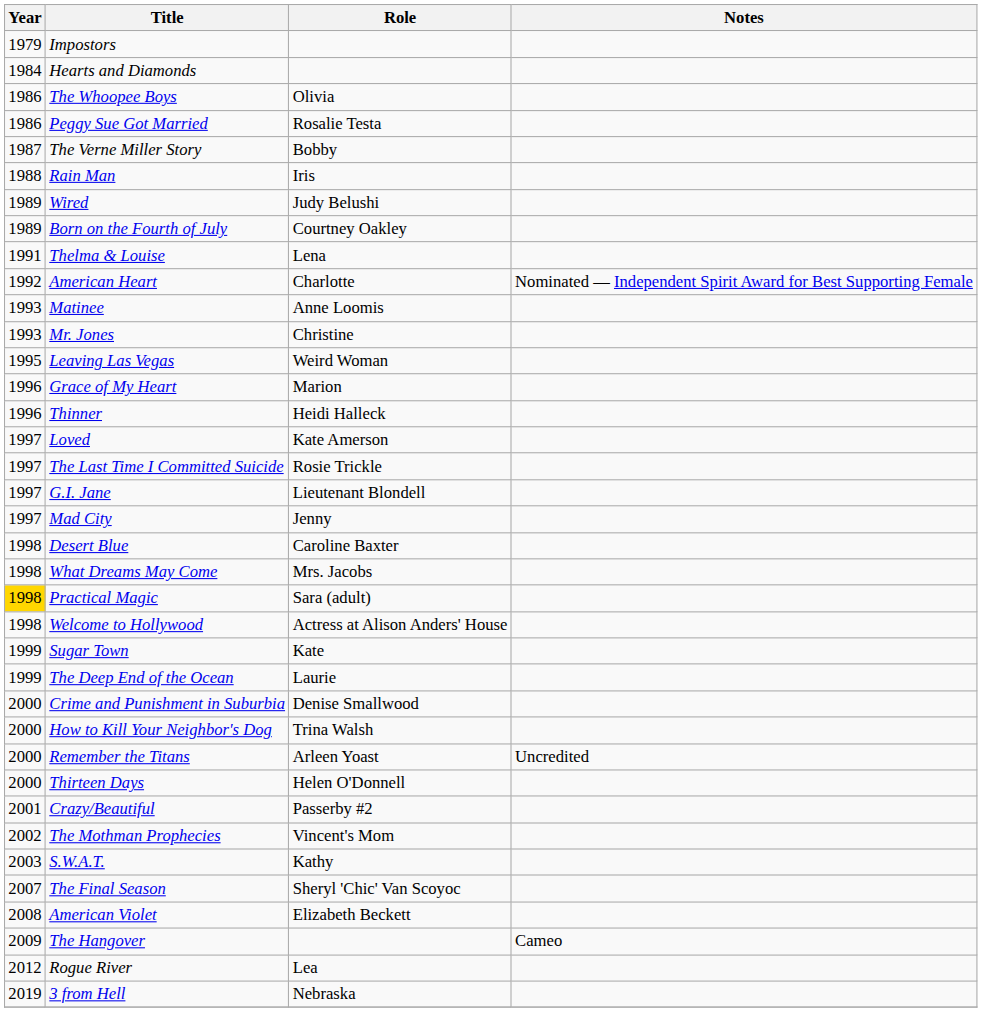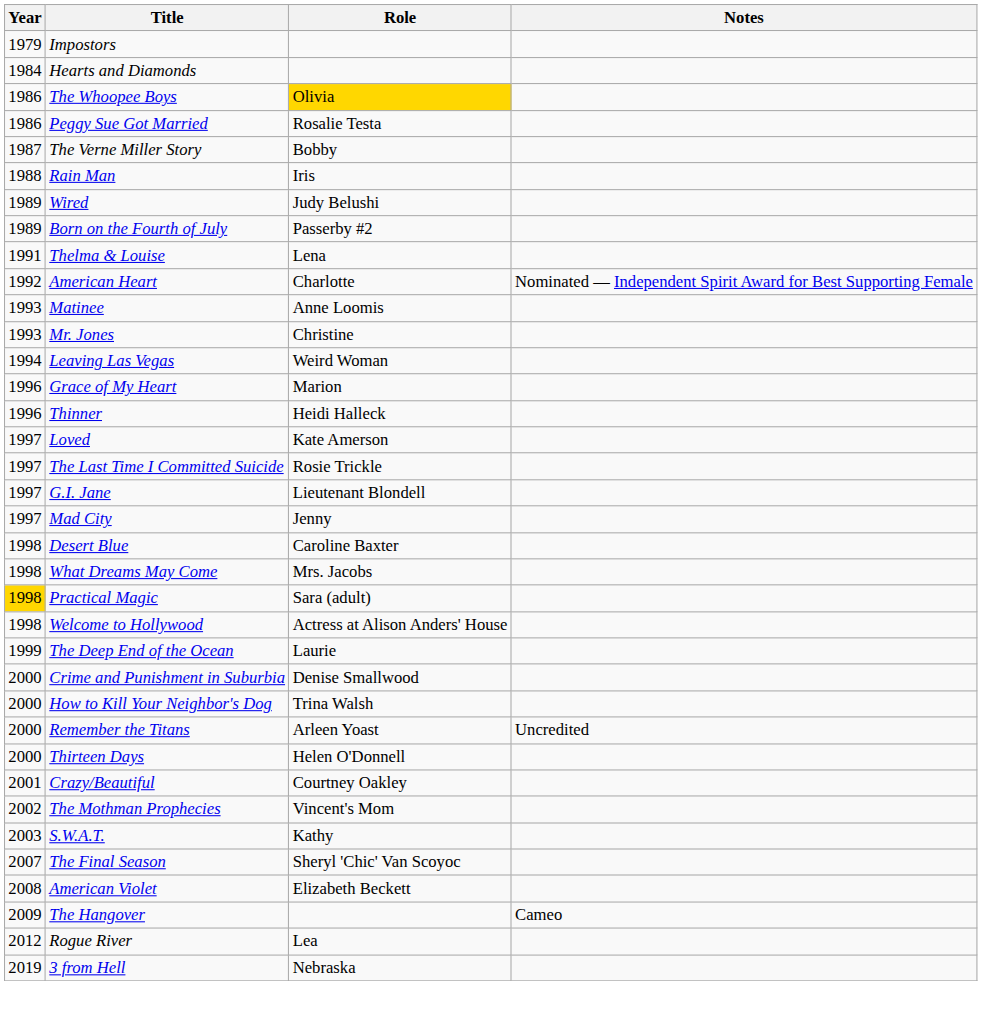(314, 96) no background -> (314, 96) gold background
(350, 228) Courtney Oakley -> (333, 228) Passerby #2
(25, 360) 1995 -> (25, 360) 1994
- row: (89, 651)
(333, 809) Passerby #2 -> (350, 783) Courtney Oakley
